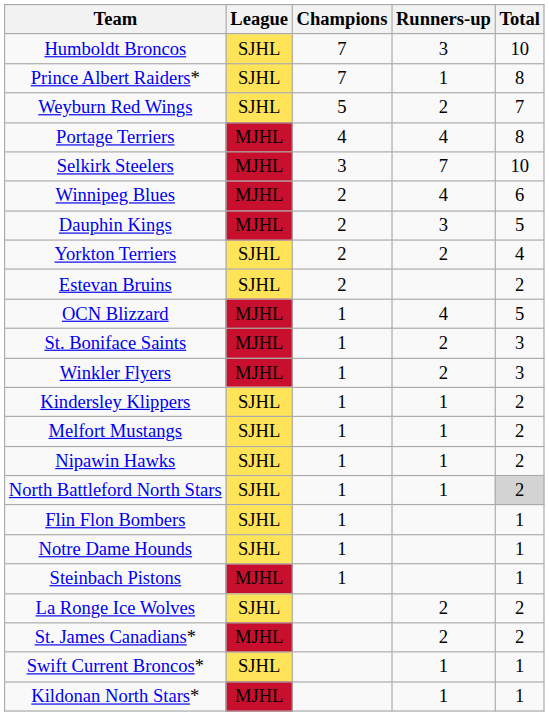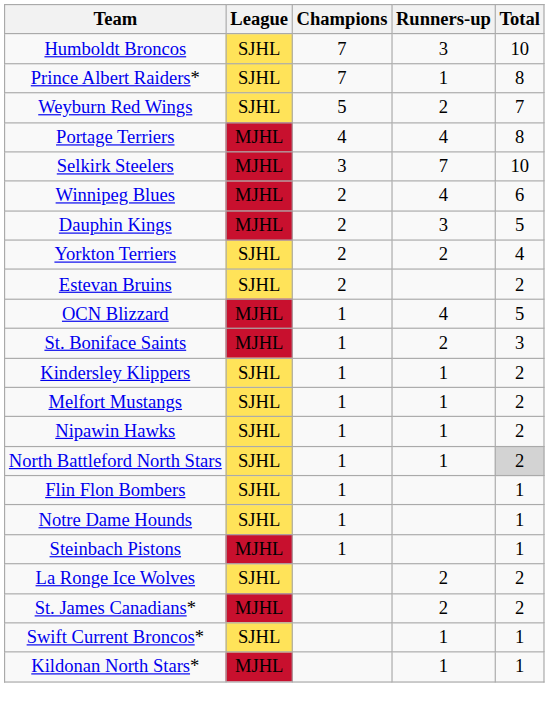- row: (115, 372)
